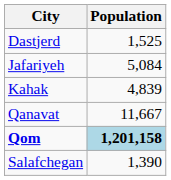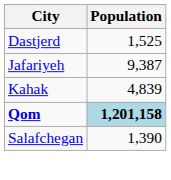(145, 65) 5,084 -> (145, 65) 9,387
- row: (34, 114)
